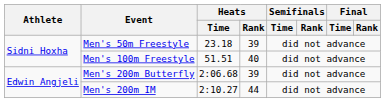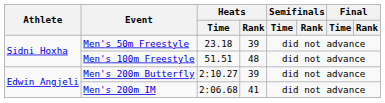(254, 58) 40 -> (254, 58) 48
(218, 74) 2:06.68 -> (218, 74) 2:10.27
(218, 89) 2:10.27 -> (218, 89) 2:06.68
(254, 89) 44 -> (254, 89) 41
